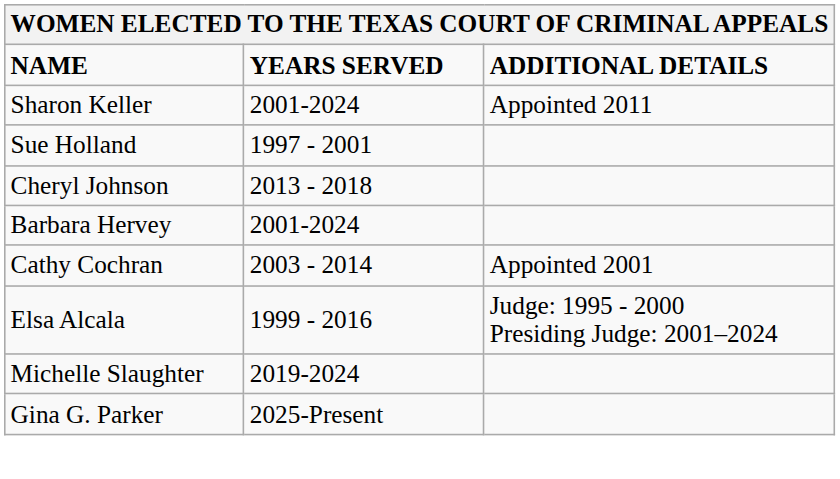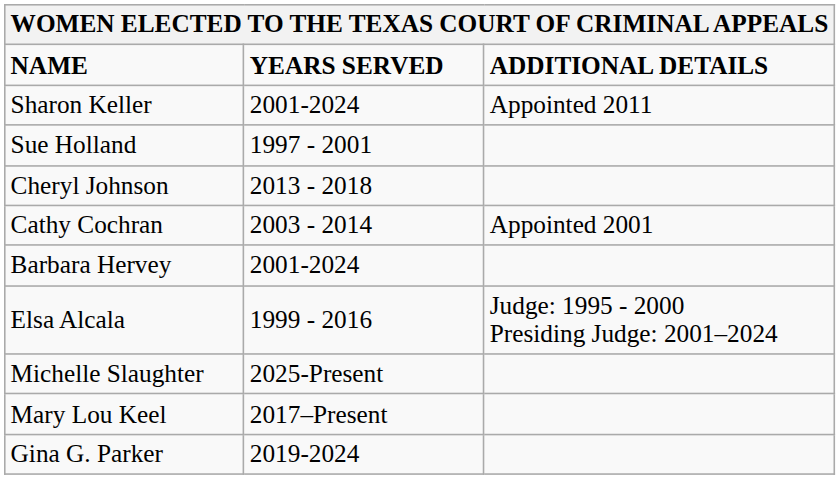rows swapped: (91, 225) <-> (87, 265)
(305, 373) 2019-2024 -> (317, 373) 2025-Present
+ row: (89, 413)
(317, 413) 2025-Present -> (305, 453) 2019-2024
